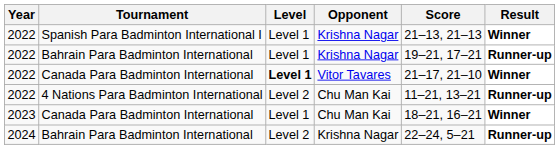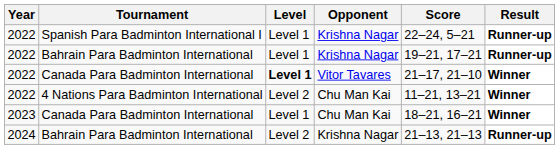(443, 35) 21–13, 21–13 -> (440, 35) 22–24, 5–21
(509, 35) Winner -> (520, 35) Runner-up
(520, 95) Runner-up -> (509, 95) Winner
(440, 135) 22–24, 5–21 -> (443, 135) 21–13, 21–13
